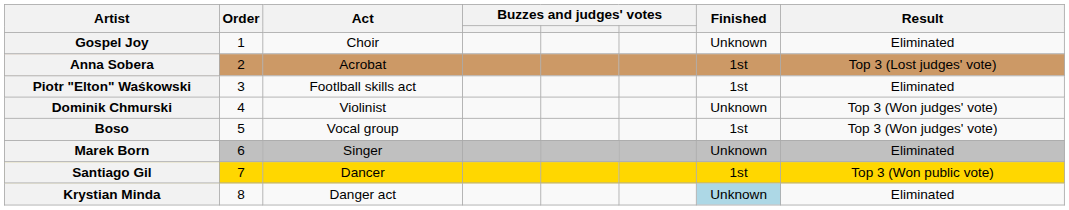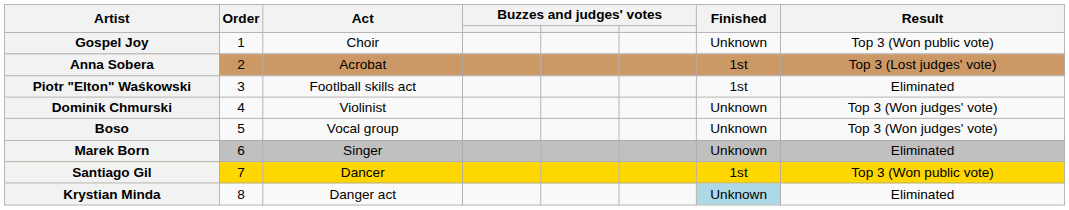(923, 43) Eliminated -> (923, 43) Top 3 (Won public vote)
(739, 129) 1st -> (739, 129) Unknown
